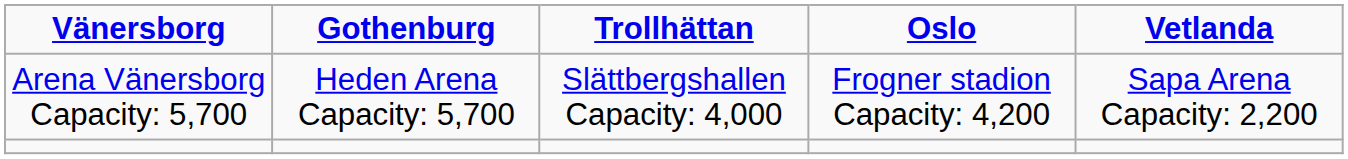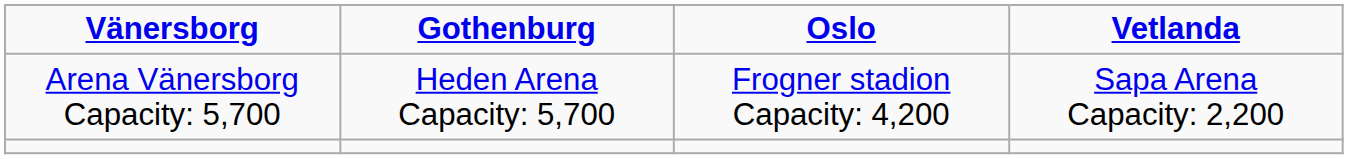- column: (674, 29)
